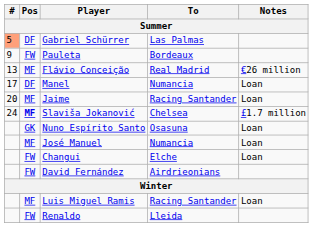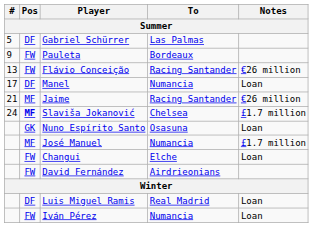(9, 41) lightsalmon background -> (9, 41) no background
(30, 70) MF -> (30, 70) FW
(180, 70) Real Madrid -> (193, 70) Racing Santander
(12, 99) 20 -> (12, 99) 21
(252, 99) Loan -> (271, 99) €26 million
(252, 143) Loan -> (273, 143) £1.7 million
(30, 201) MF -> (30, 201) DF
(193, 201) Racing Santander -> (180, 201) Real Madrid
+ row: (69, 216)
- row: (61, 216)
